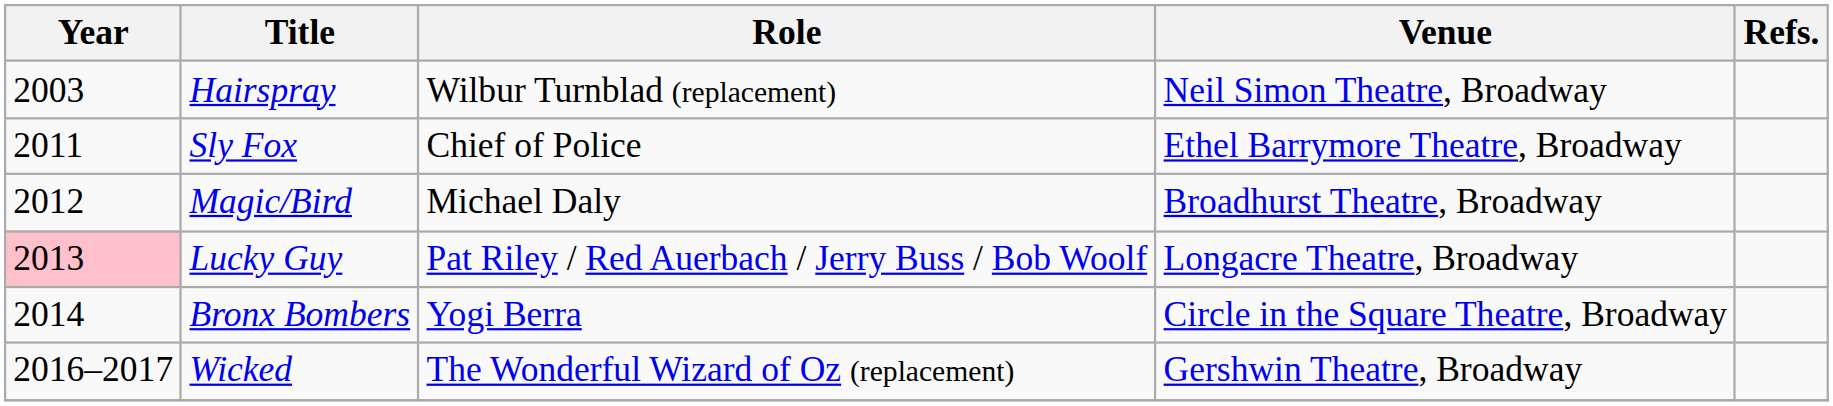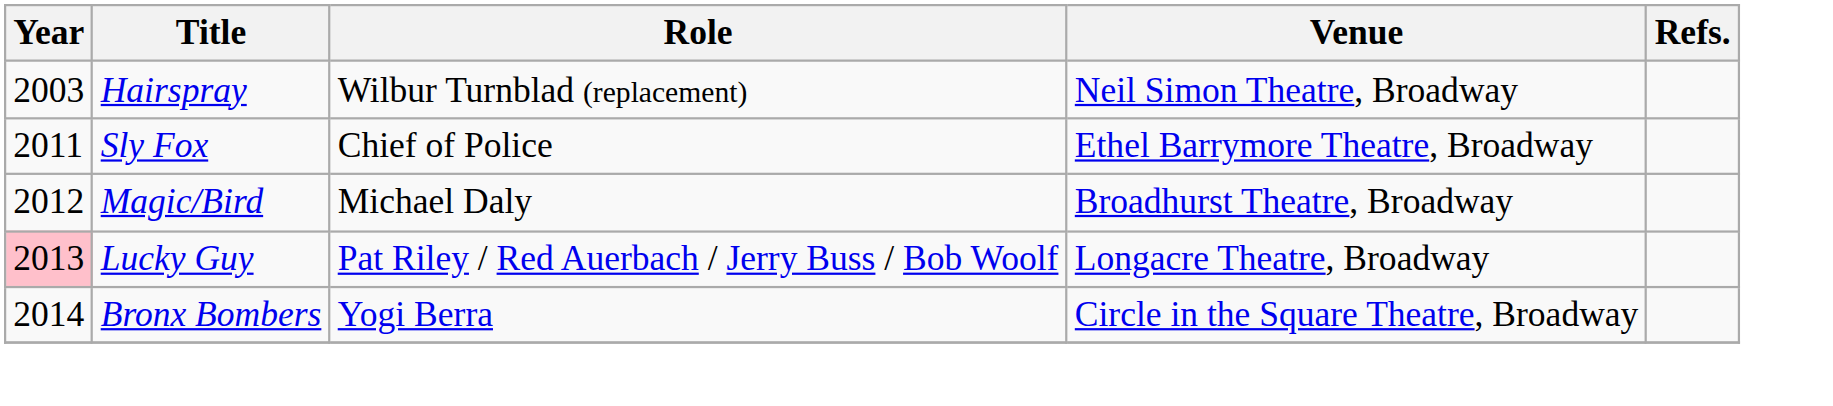- row: (241, 370)
